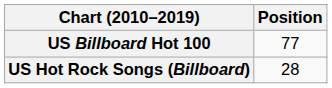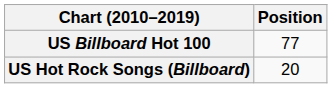(290, 69) 28 -> (290, 69) 20
